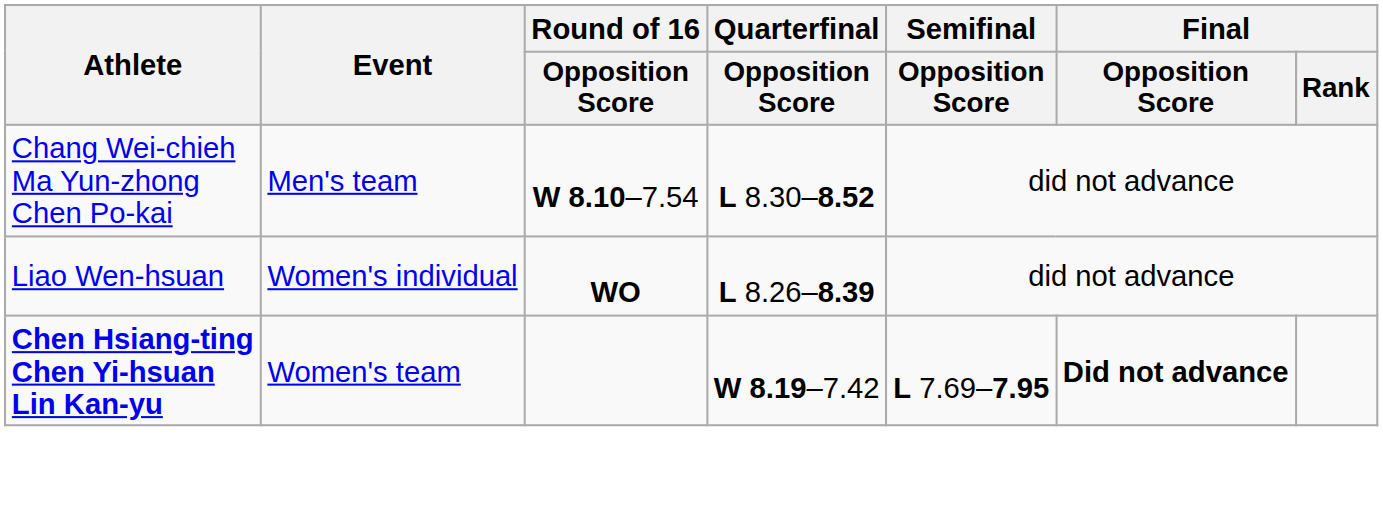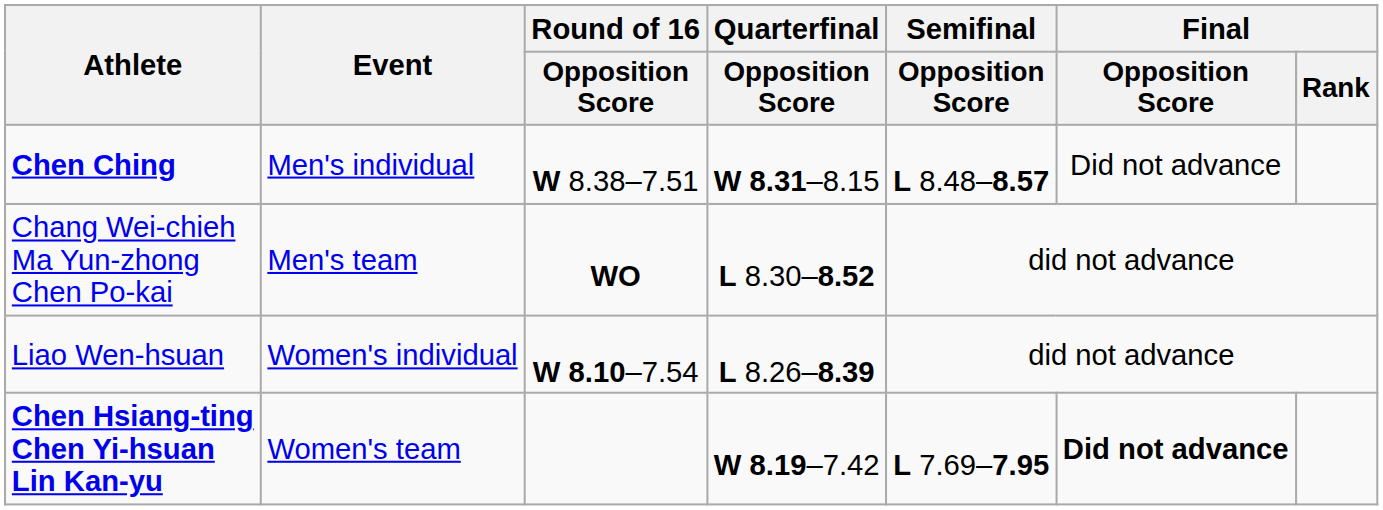+ row: (94, 165)
(616, 197) W 8.10–7.54 -> (616, 276) WO
(616, 292) WO -> (616, 371) W 8.10–7.54
